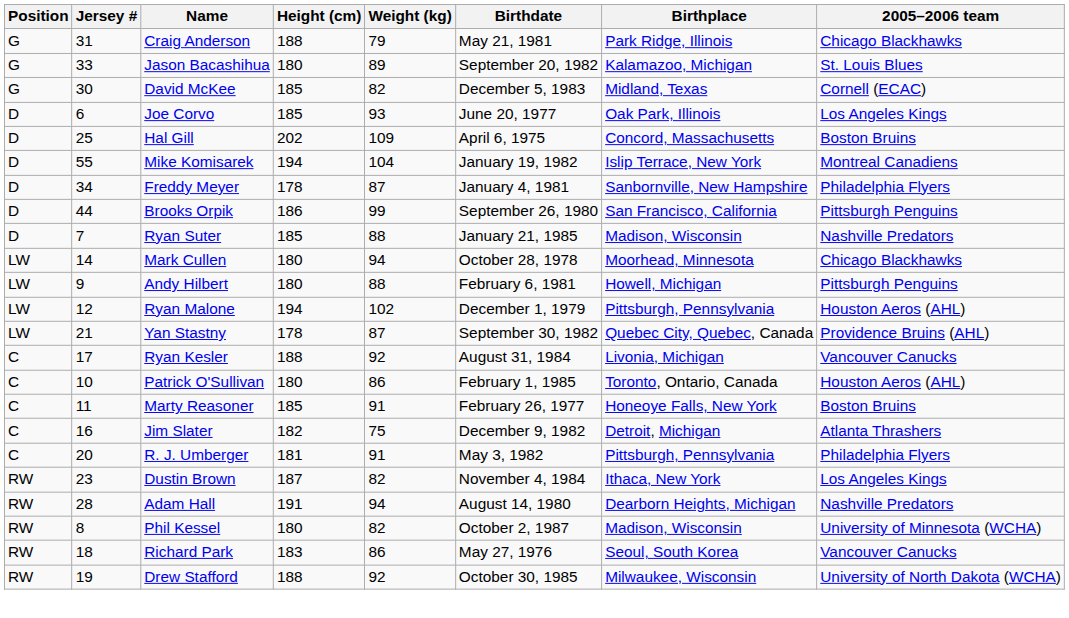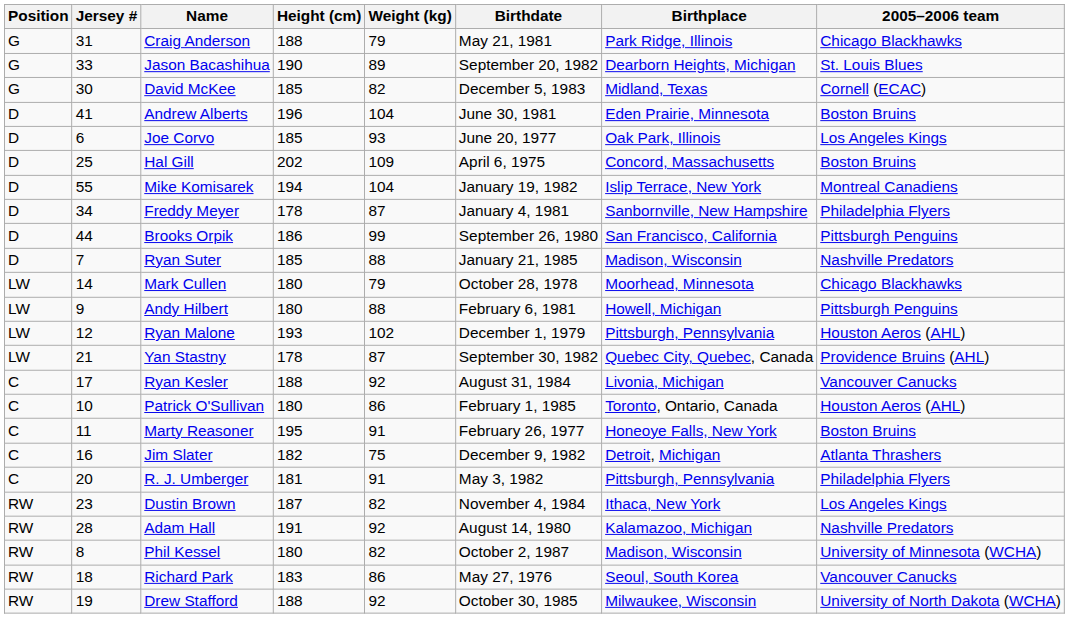(290, 65) 180 -> (290, 65) 190
(679, 65) Kalamazoo, Michigan -> (700, 65) Dearborn Heights, Michigan
+ row: (196, 114)
(377, 260) 94 -> (377, 284) 79
(290, 308) 194 -> (290, 333) 193
(290, 406) 185 -> (290, 430) 195
(377, 503) 94 -> (377, 528) 92
(700, 503) Dearborn Heights, Michigan -> (679, 528) Kalamazoo, Michigan
